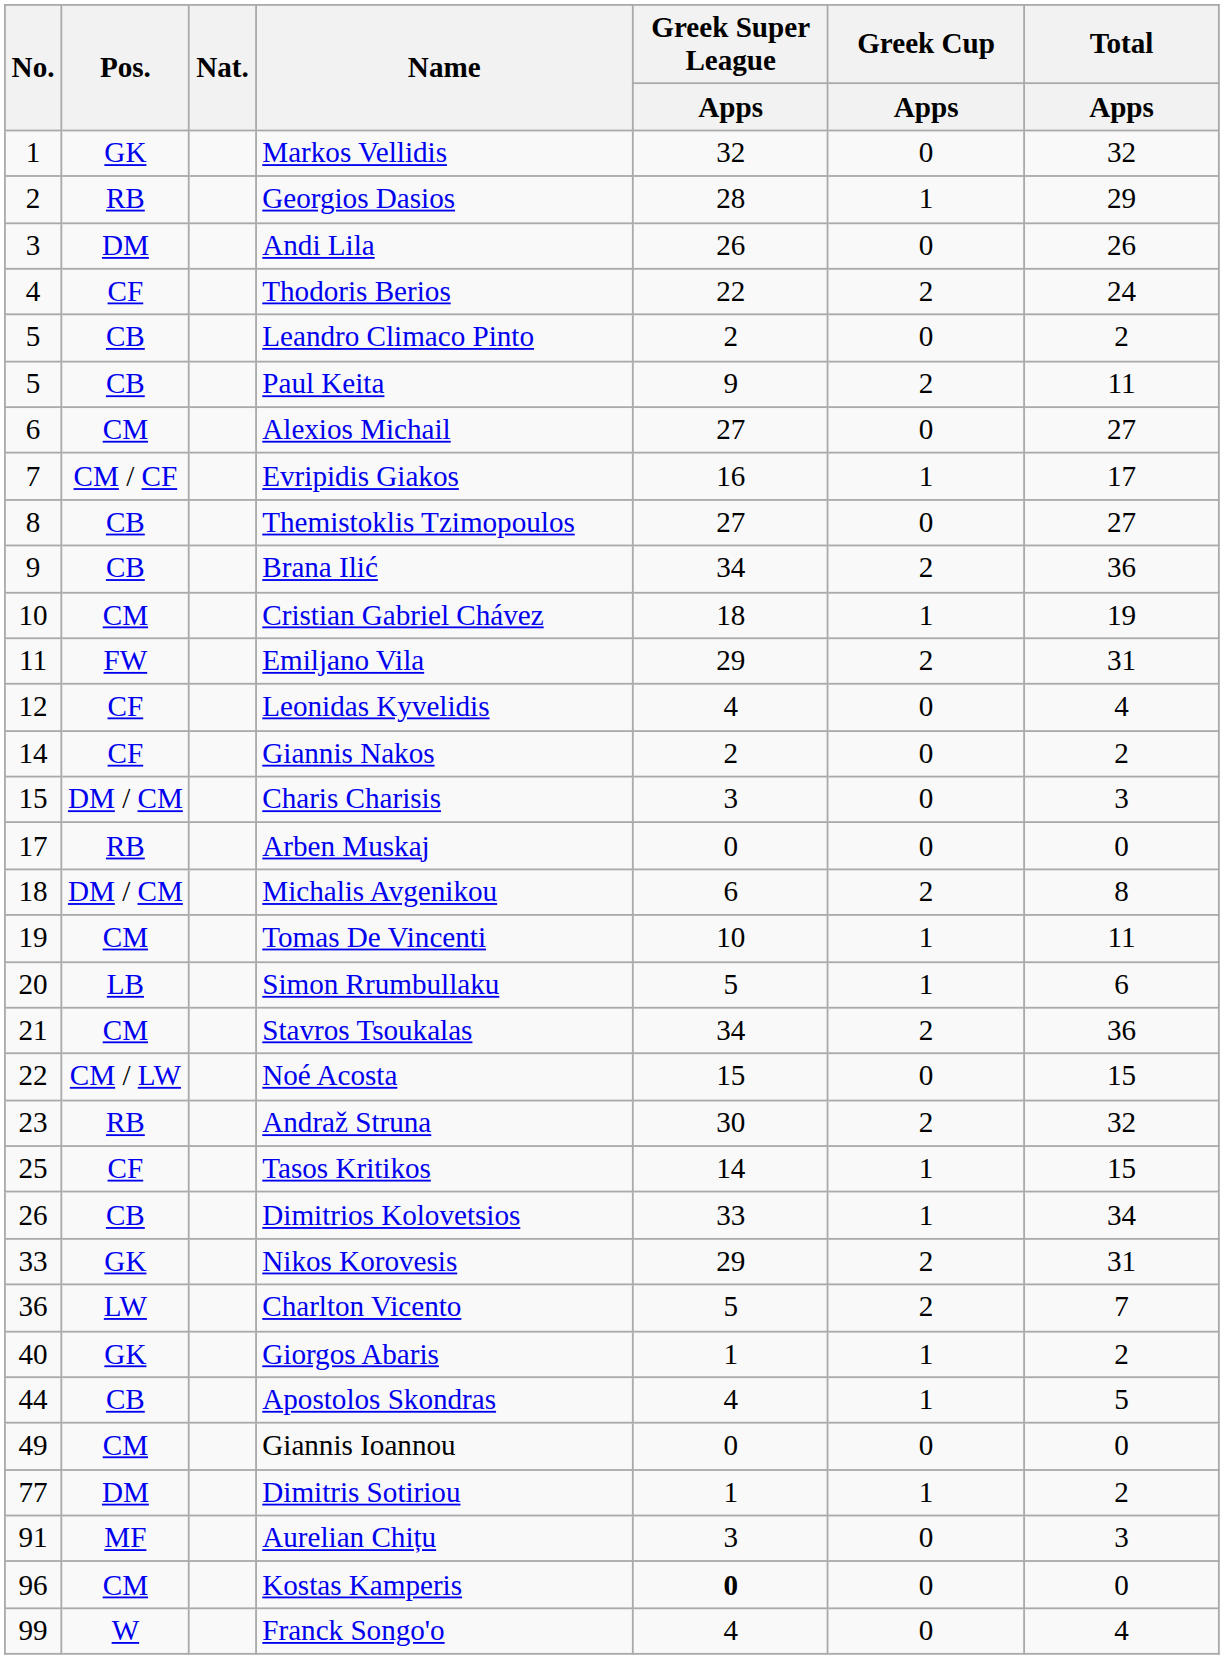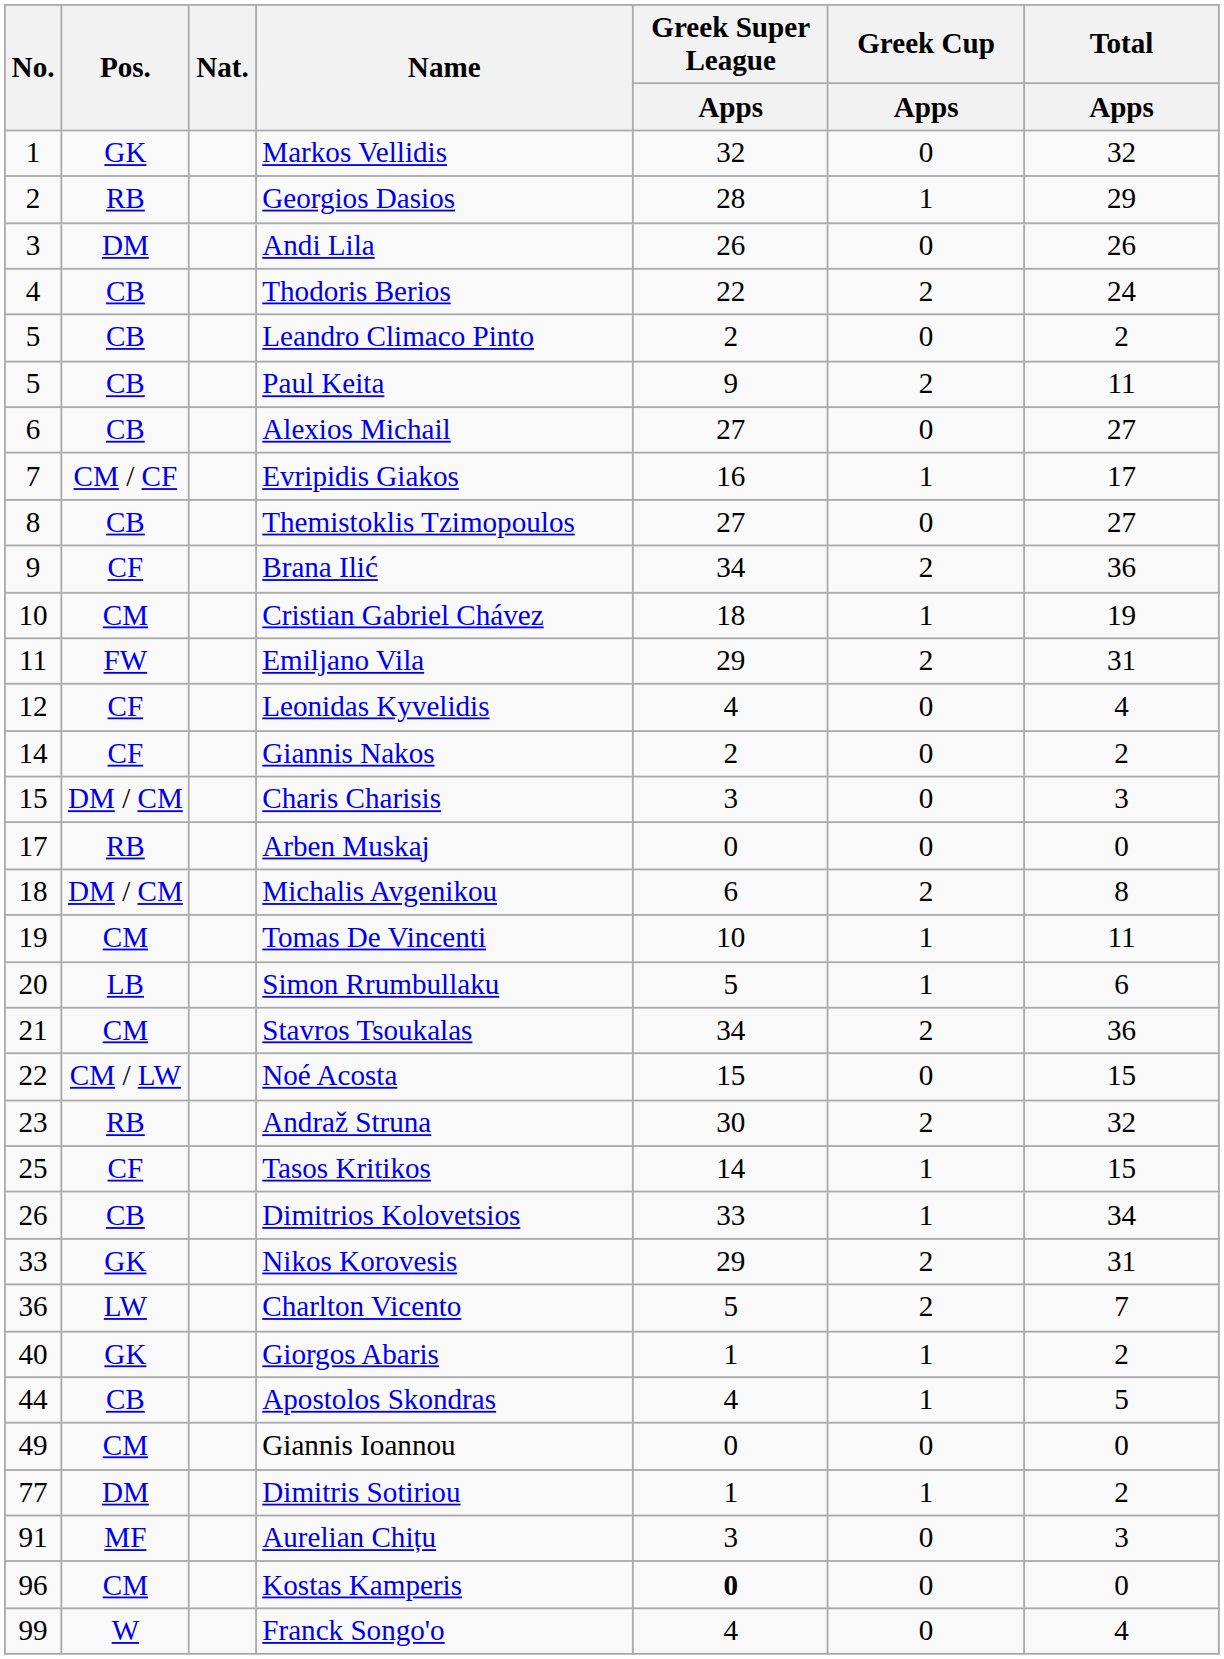(125, 291) CF -> (125, 291) CB
(125, 429) CM -> (125, 429) CB
(125, 568) CB -> (125, 568) CF
